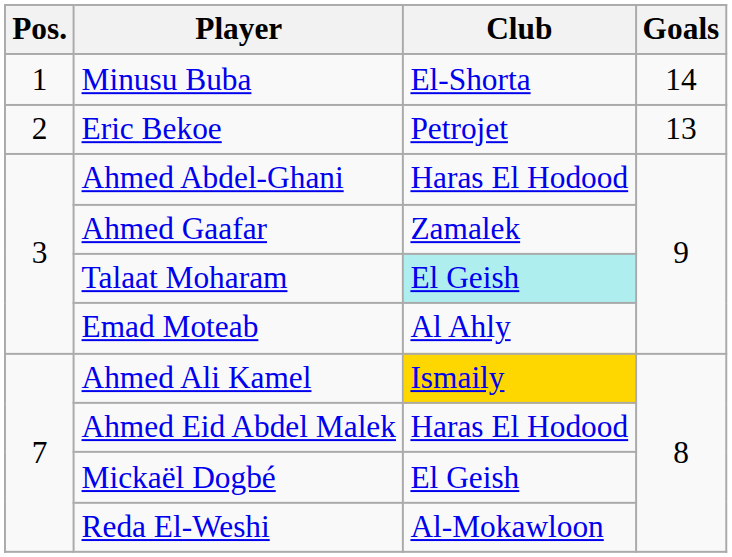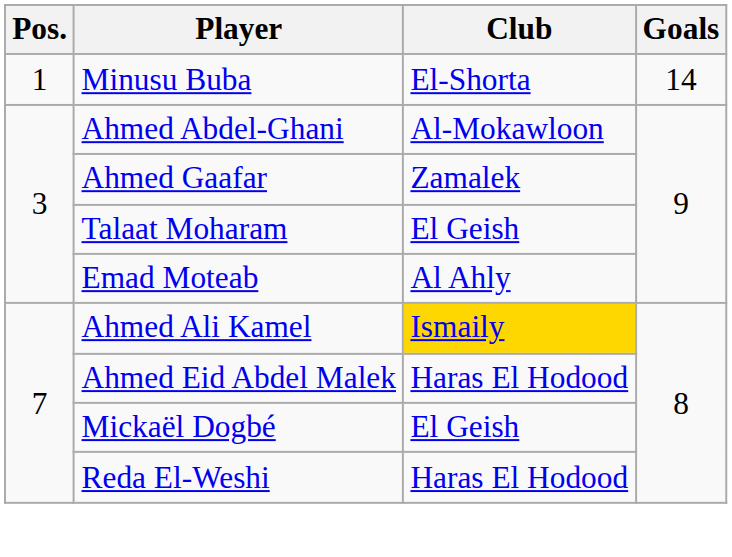- row: (152, 128)
(519, 178) Haras El Hodood -> (507, 128) Al-Mokawloon
(465, 278) paleturquoise background -> (465, 228) no background
(507, 526) Al-Mokawloon -> (519, 476) Haras El Hodood
